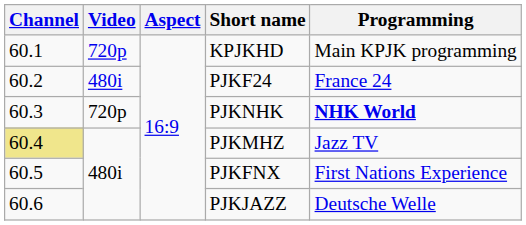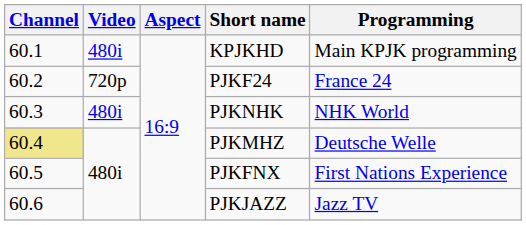(107, 50) 720p -> (105, 50) 480i
(105, 81) 480i -> (107, 81) 720p
(107, 111) 720p -> (105, 111) 480i
(365, 111) bold -> (362, 111) normal
(346, 142) Jazz TV -> (375, 142) Deutsche Welle
(375, 204) Deutsche Welle -> (346, 204) Jazz TV
